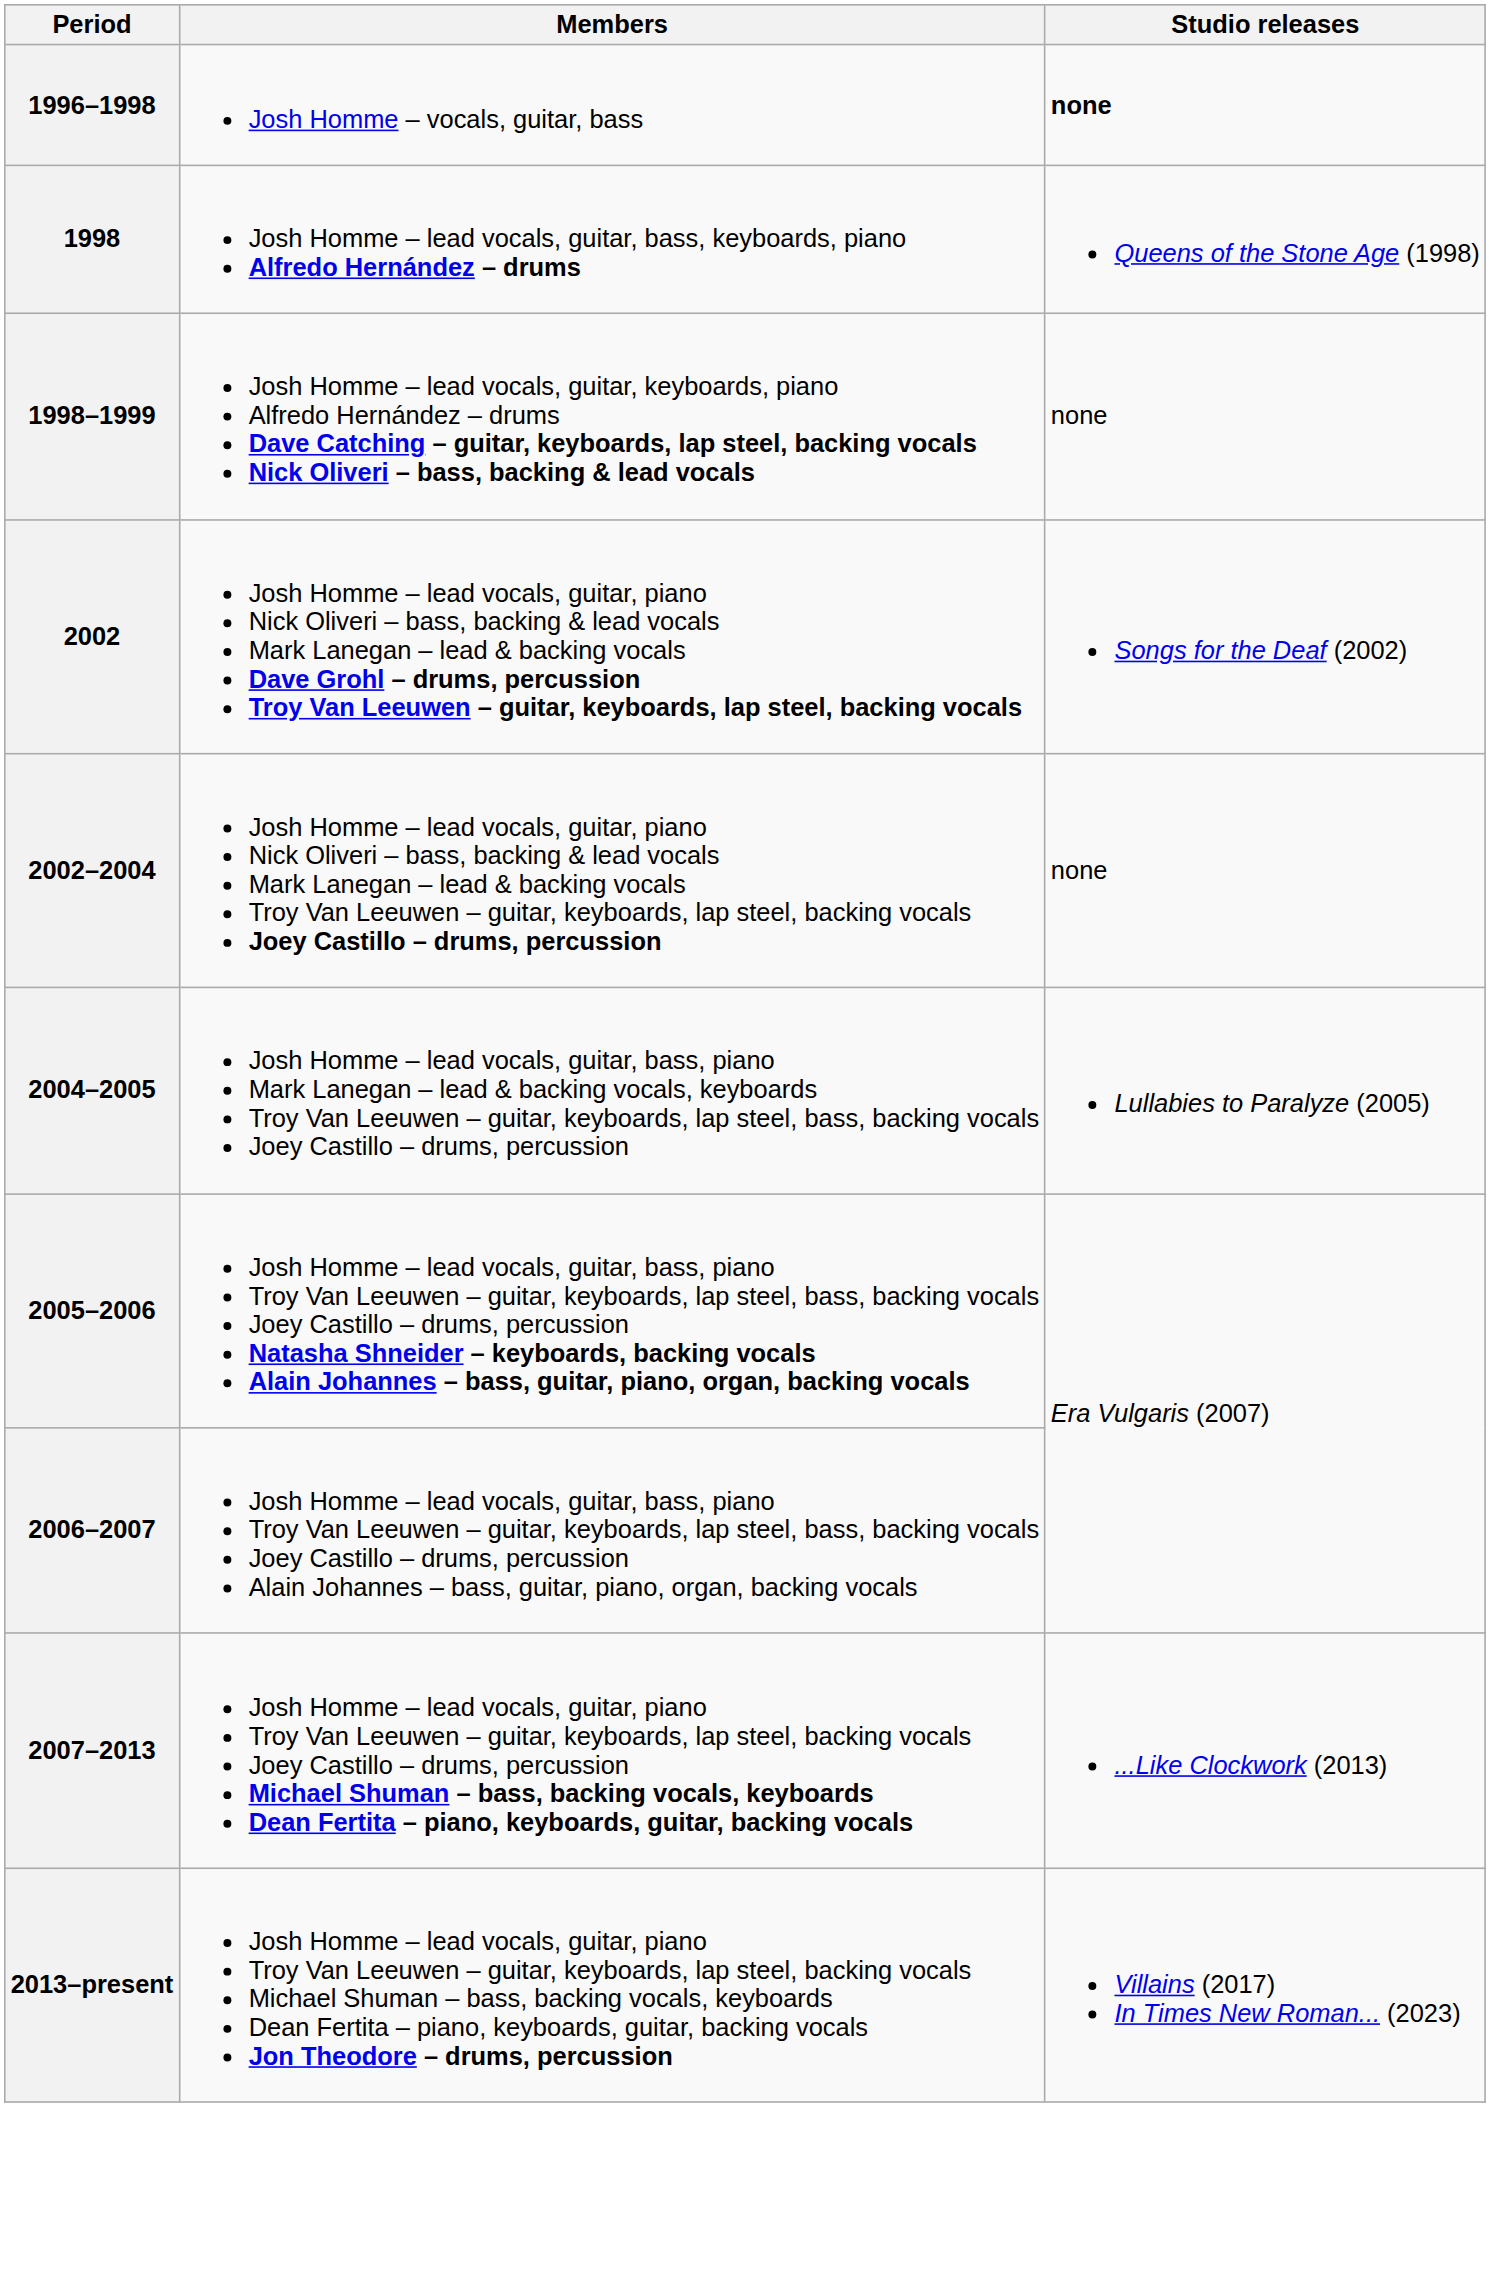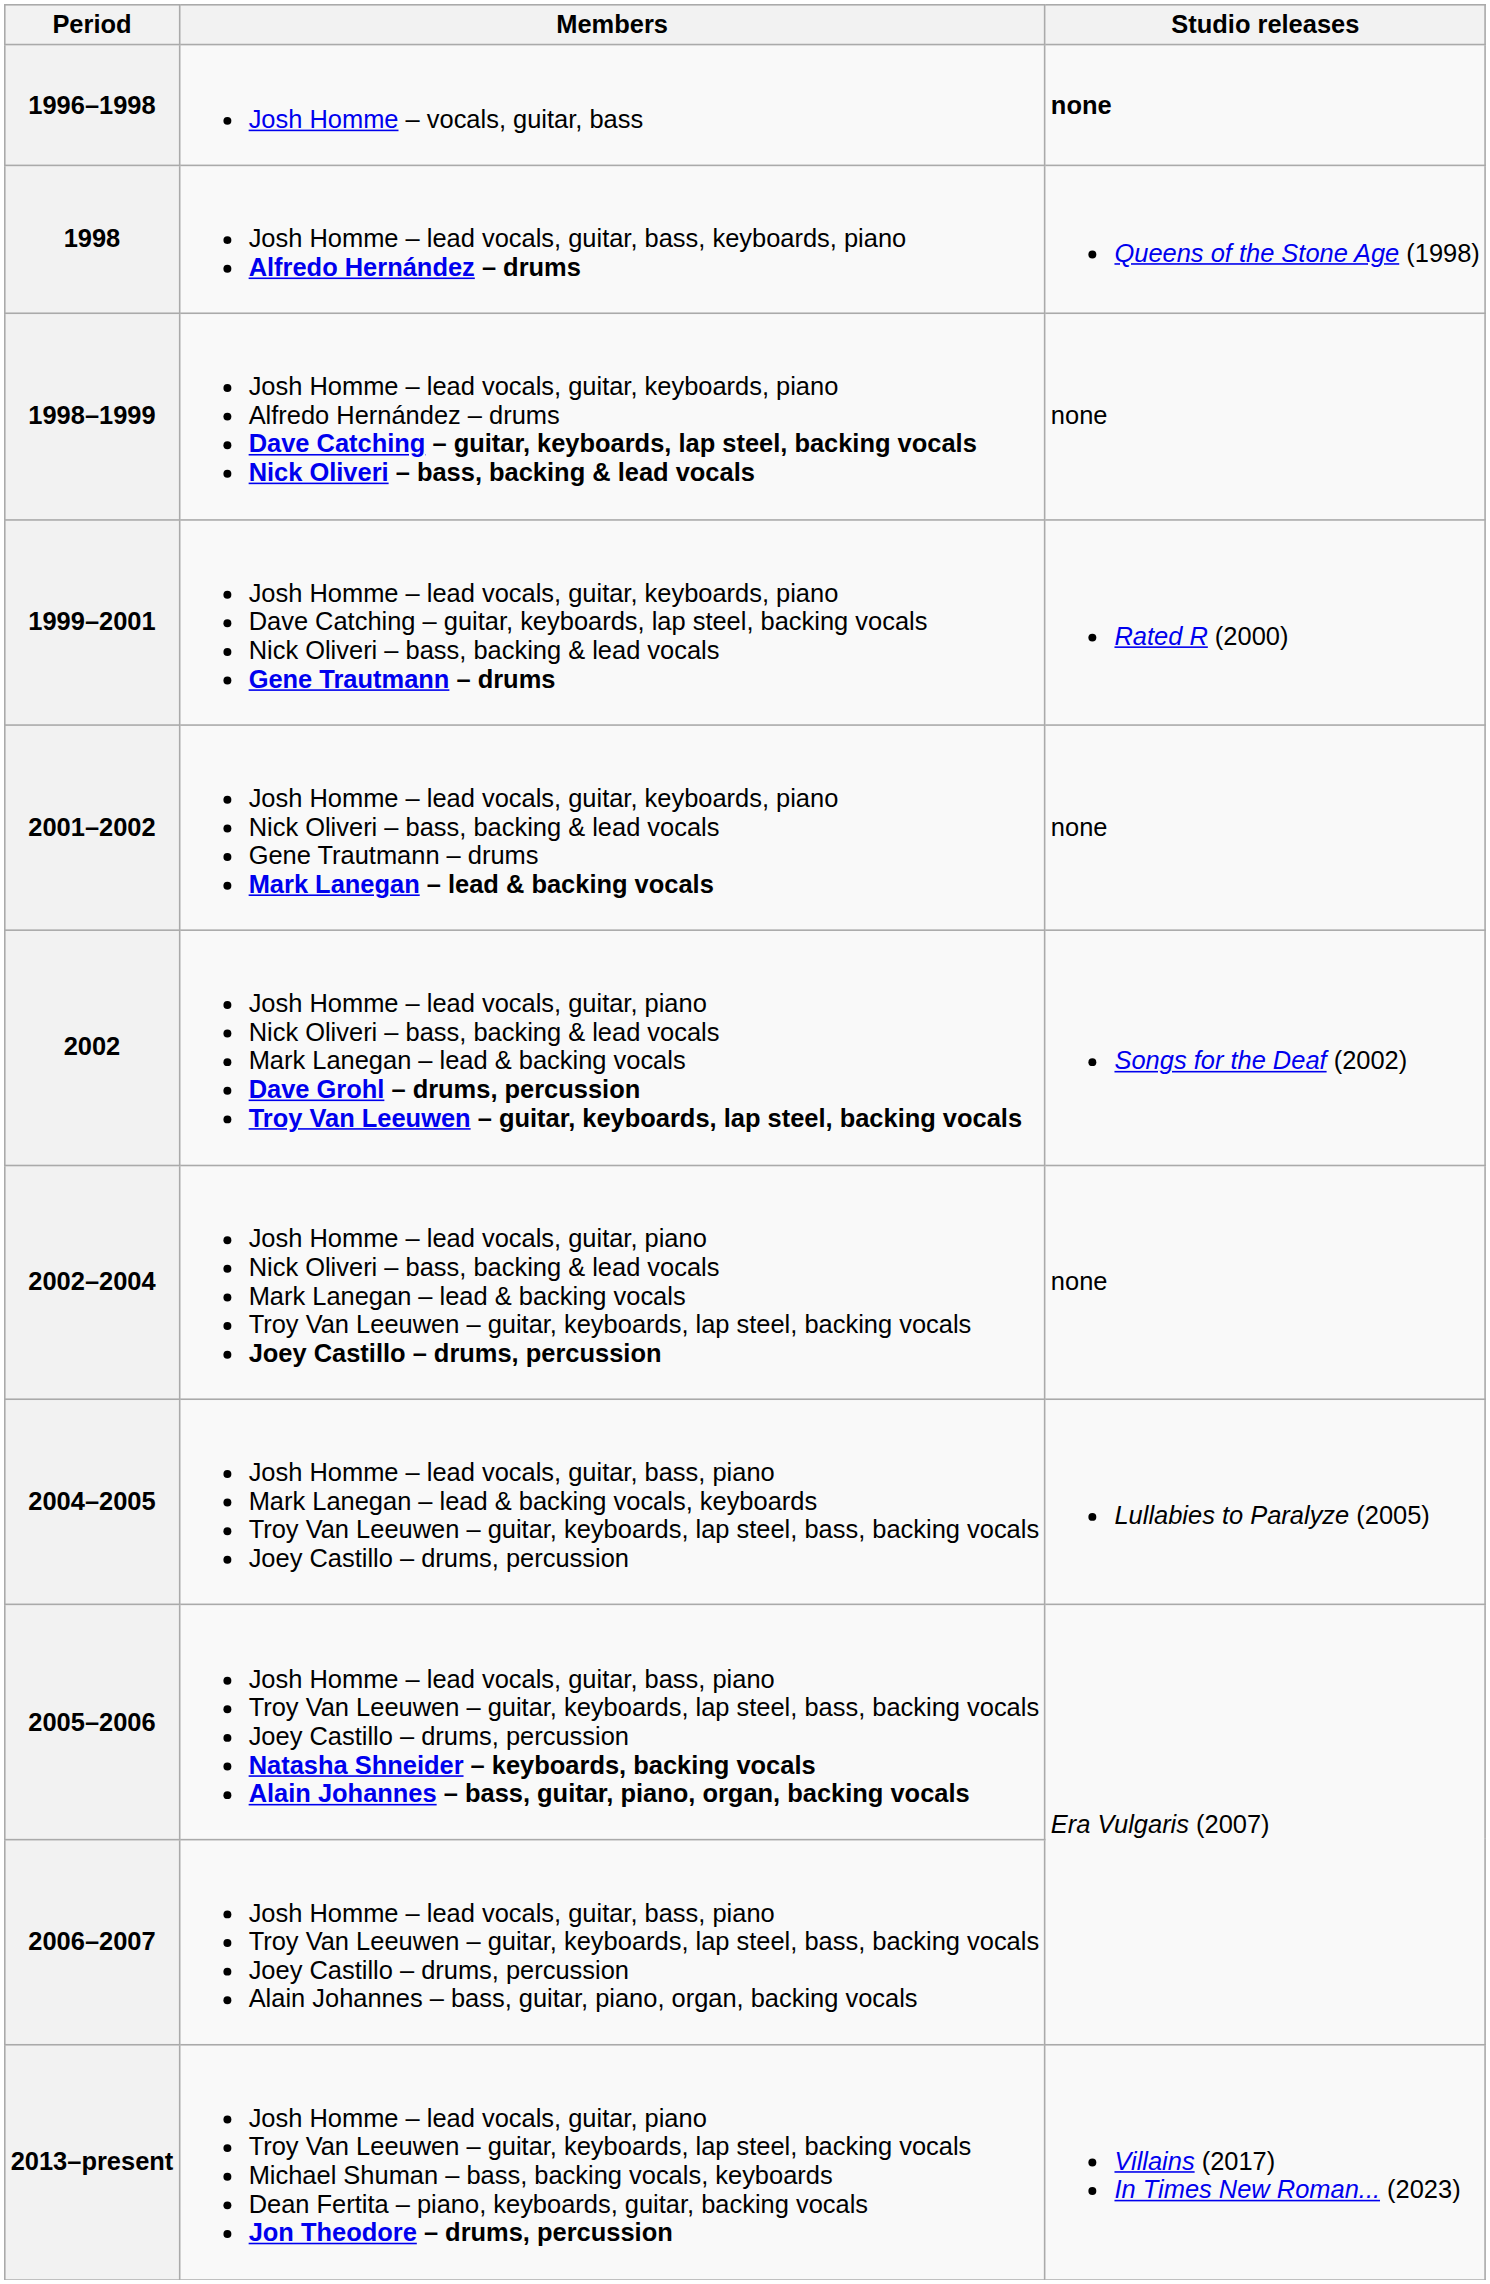+ row: (92, 621)
+ row: (92, 827)
- row: (92, 1750)
